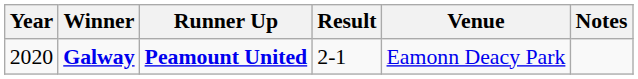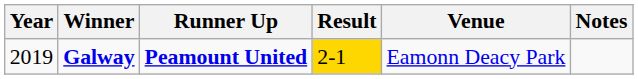(31, 56) 2020 -> (31, 56) 2019
(332, 56) no background -> (332, 56) gold background
